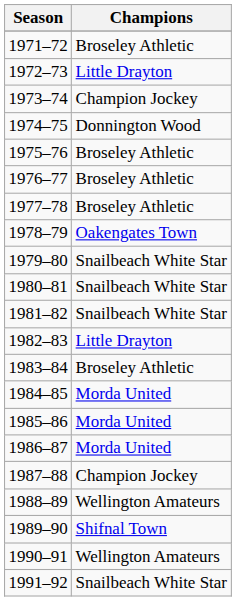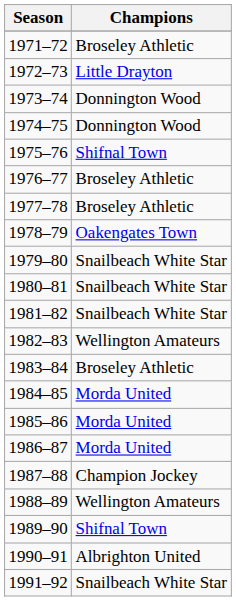(137, 98) Champion Jockey -> (138, 98) Donnington Wood
(135, 152) Broseley Athletic -> (121, 152) Shifnal Town
(124, 340) Little Drayton -> (148, 340) Wellington Amateurs
(148, 555) Wellington Amateurs -> (138, 555) Albrighton United
